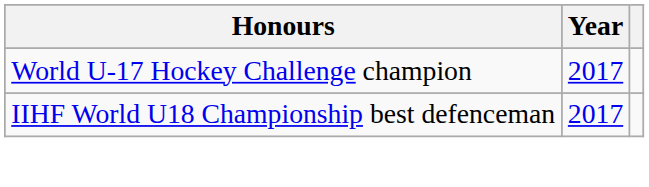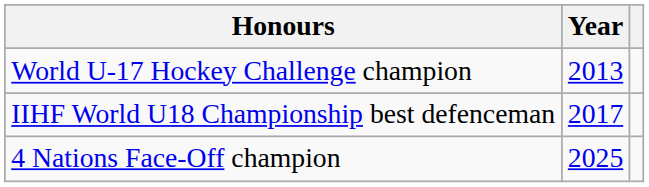(596, 70) 2017 -> (596, 70) 2013
+ row: (176, 158)
